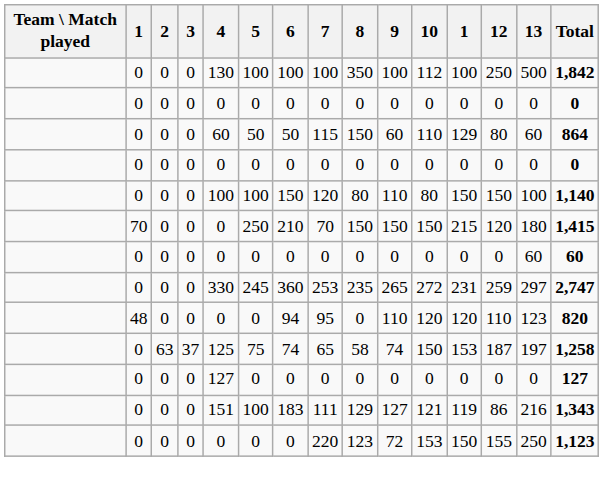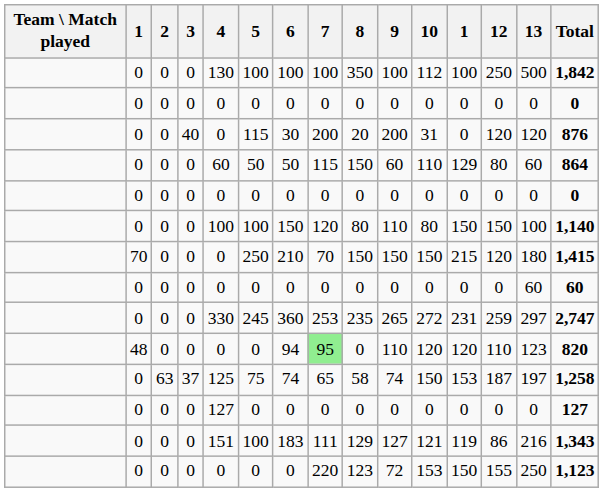+ row: (139, 133)
(325, 317) no background -> (325, 348) lightgreen background
